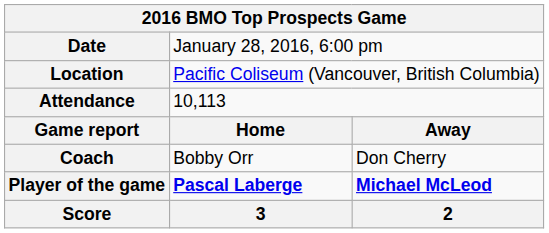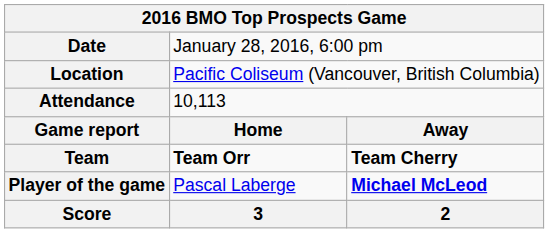+ row: (87, 158)
- row: (87, 158)
(238, 185) bold -> (234, 185) normal
